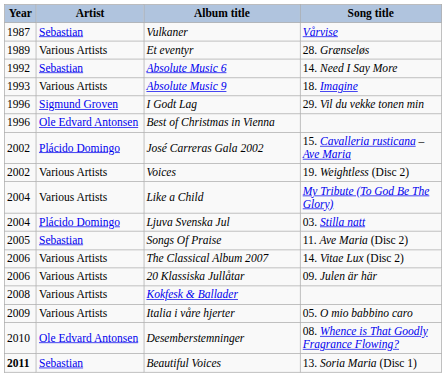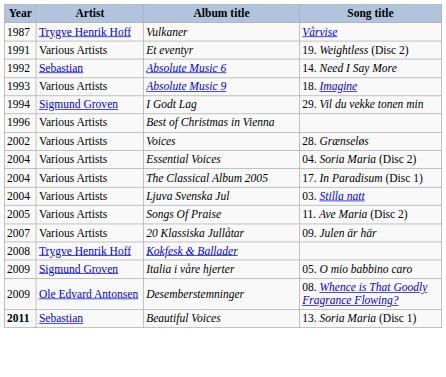(61, 31) Sebastian -> (85, 31) Trygve Henrik Hoff
(19, 50) 1989 -> (19, 50) 1991
(336, 50) 28. Grænseløs -> (355, 50) 19. Weightless (Disc 2)
(19, 104) 1996 -> (19, 104) 1994
(89, 123) Ole Edvard Antonsen -> (73, 123) Various Artists
- row: (205, 148)
(356, 172) 19. Weightless (Disc 2) -> (335, 141) 28. Grænseløs
+ row: (183, 159)
+ row: (207, 178)
- row: (175, 197)
(79, 222) Plácido Domingo -> (73, 196) Various Artists
(61, 240) Sebastian -> (73, 214) Various Artists
- row: (207, 258)
(19, 277) 2006 -> (19, 232) 2007
(73, 295) Various Artists -> (85, 251) Trygve Henrik Hoff
(73, 313) Various Artists -> (78, 269) Sigmund Groven
(19, 338) 2010 -> (19, 294) 2009
